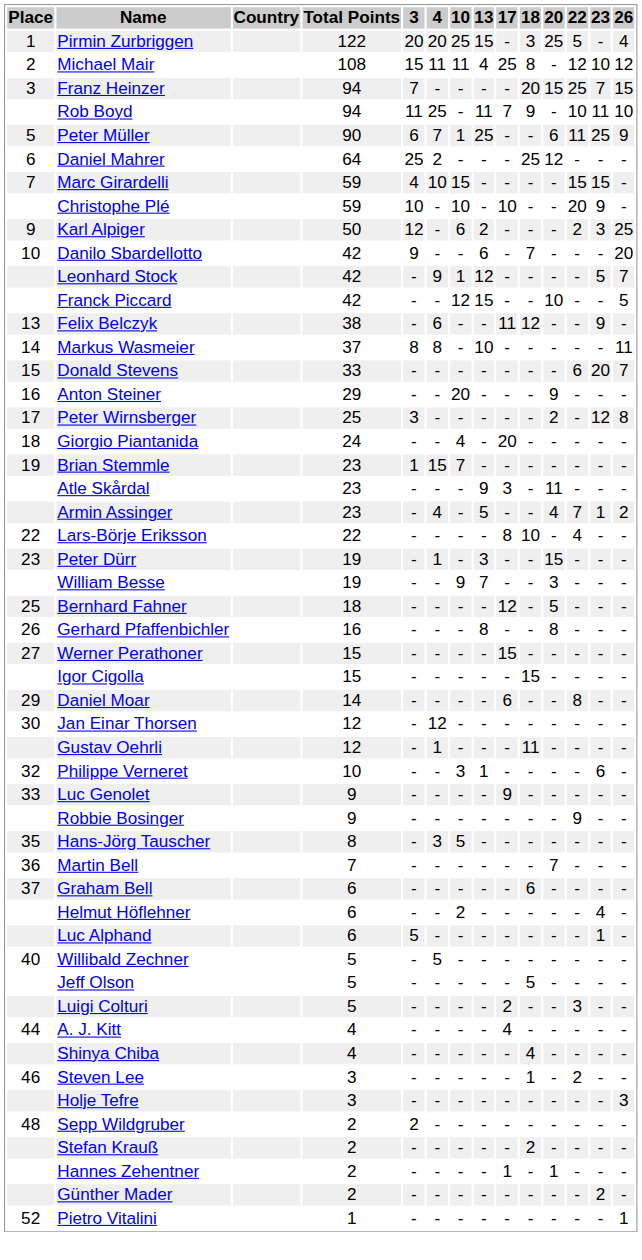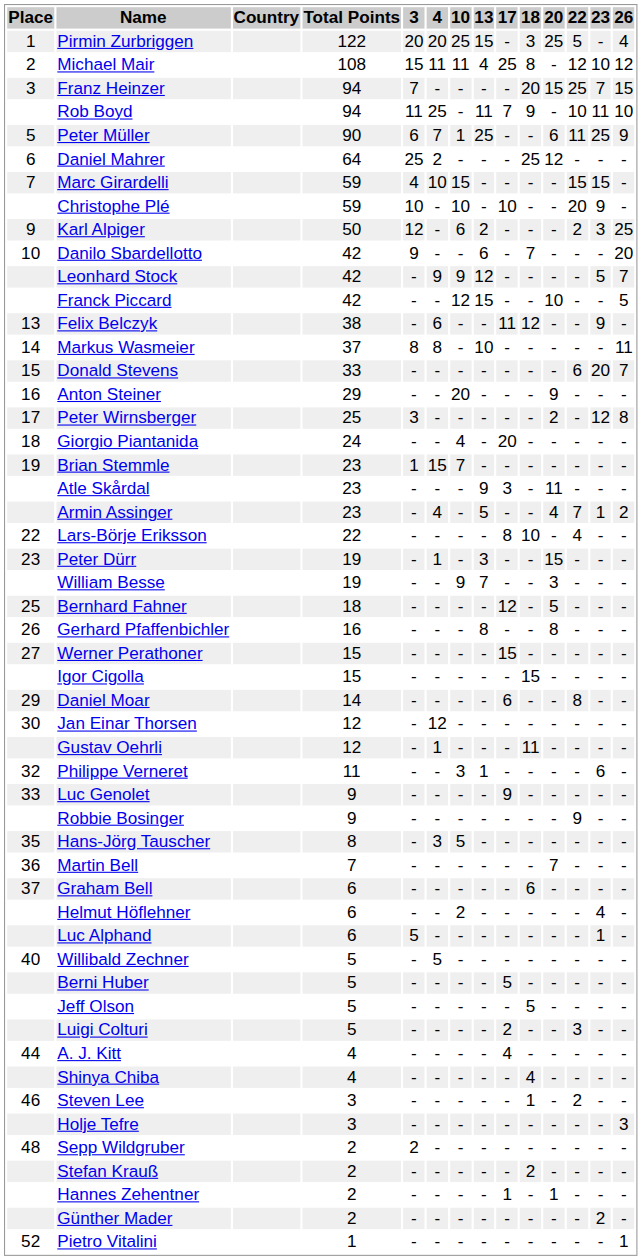(461, 276) 1 -> (461, 276) 9
(352, 771) 10 -> (352, 771) 11
+ row: (103, 983)
